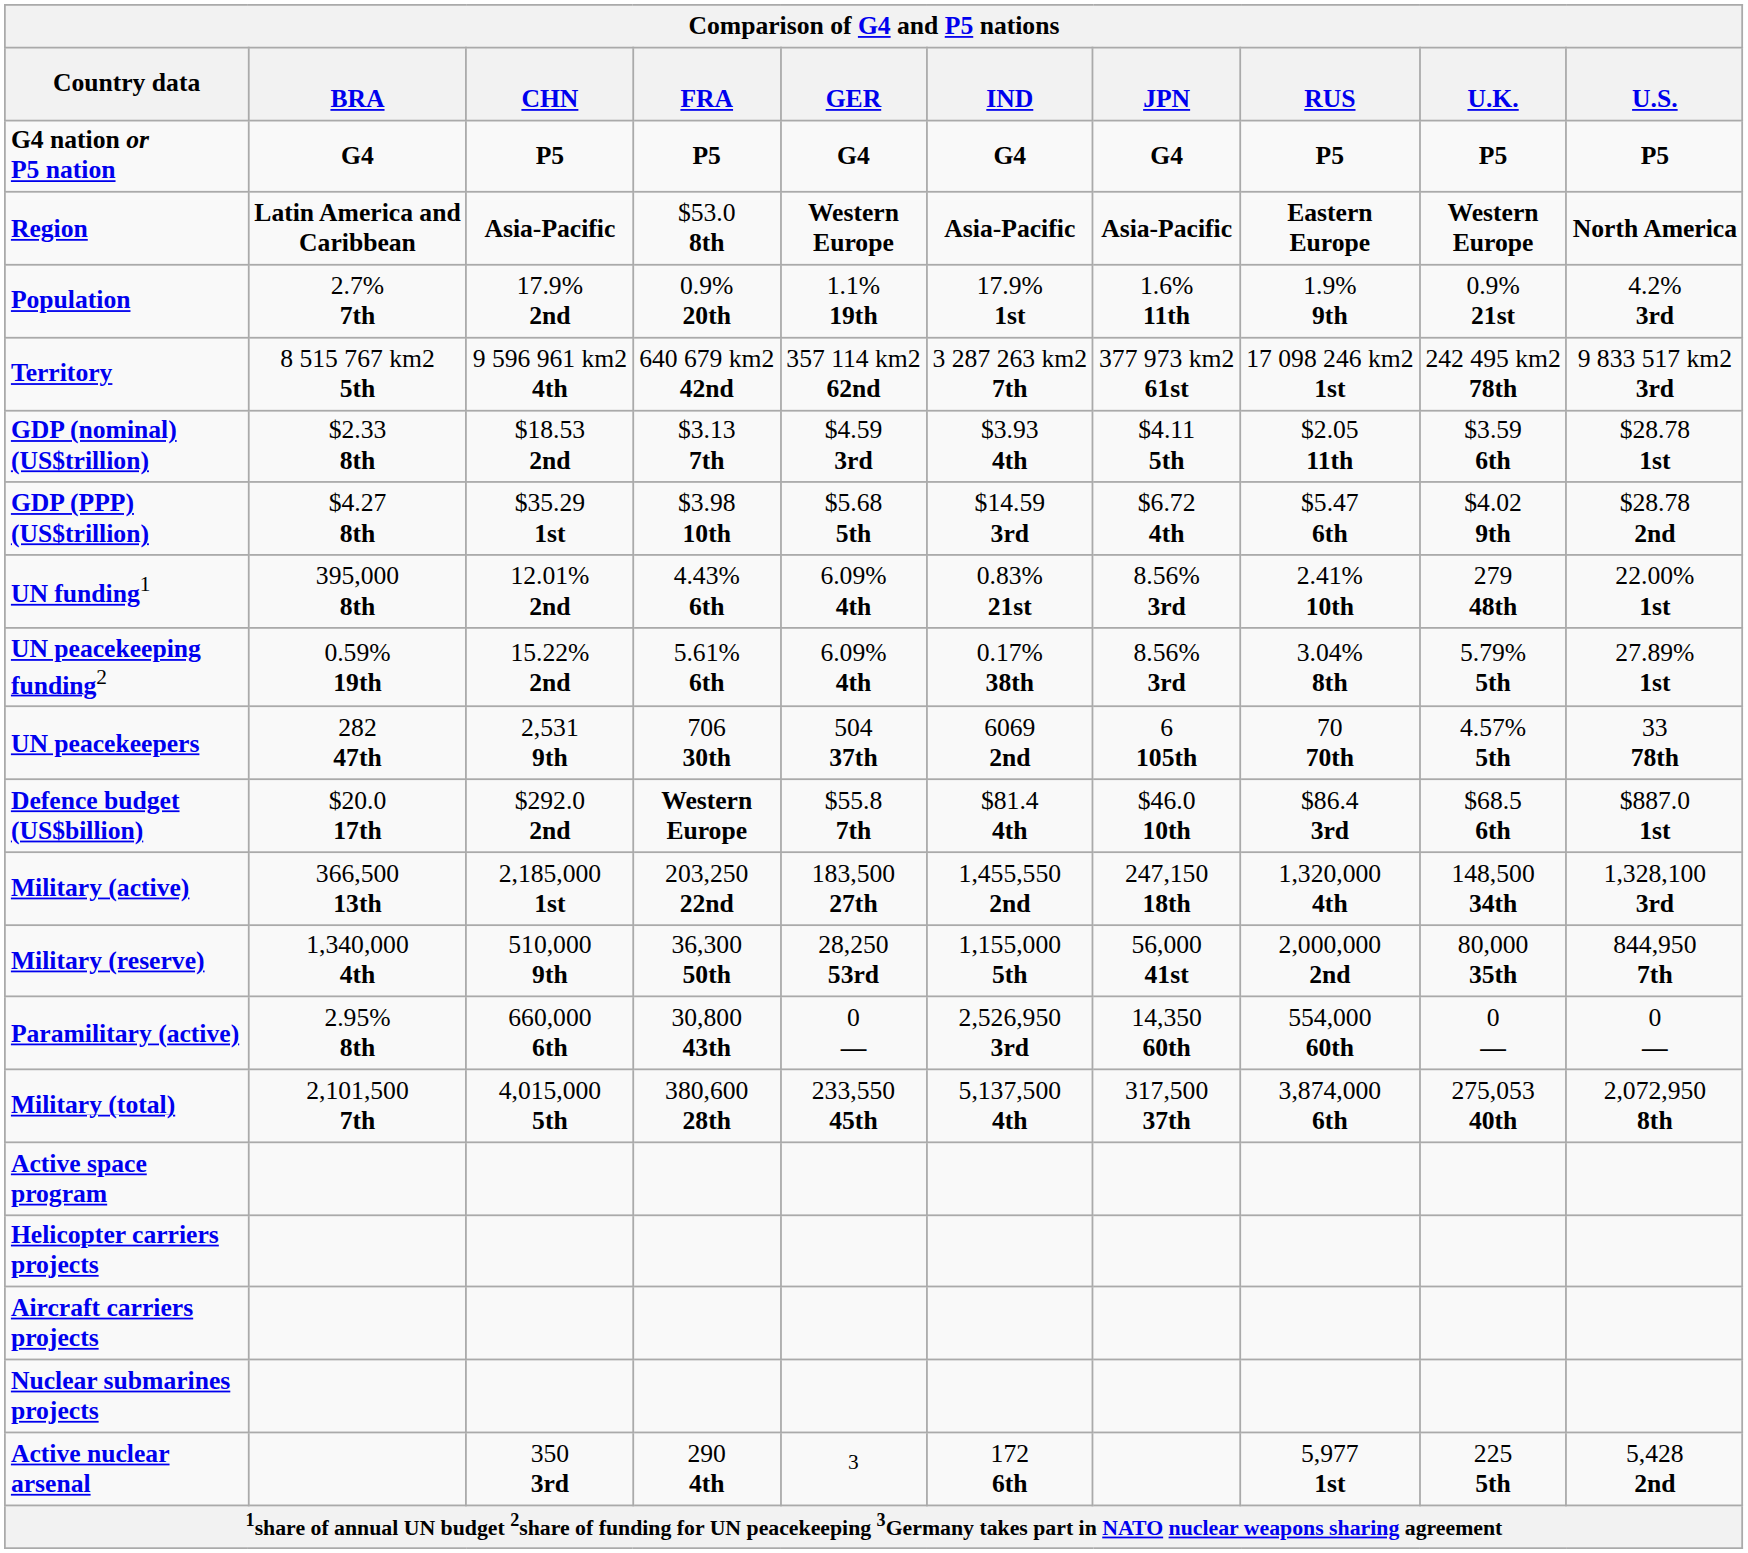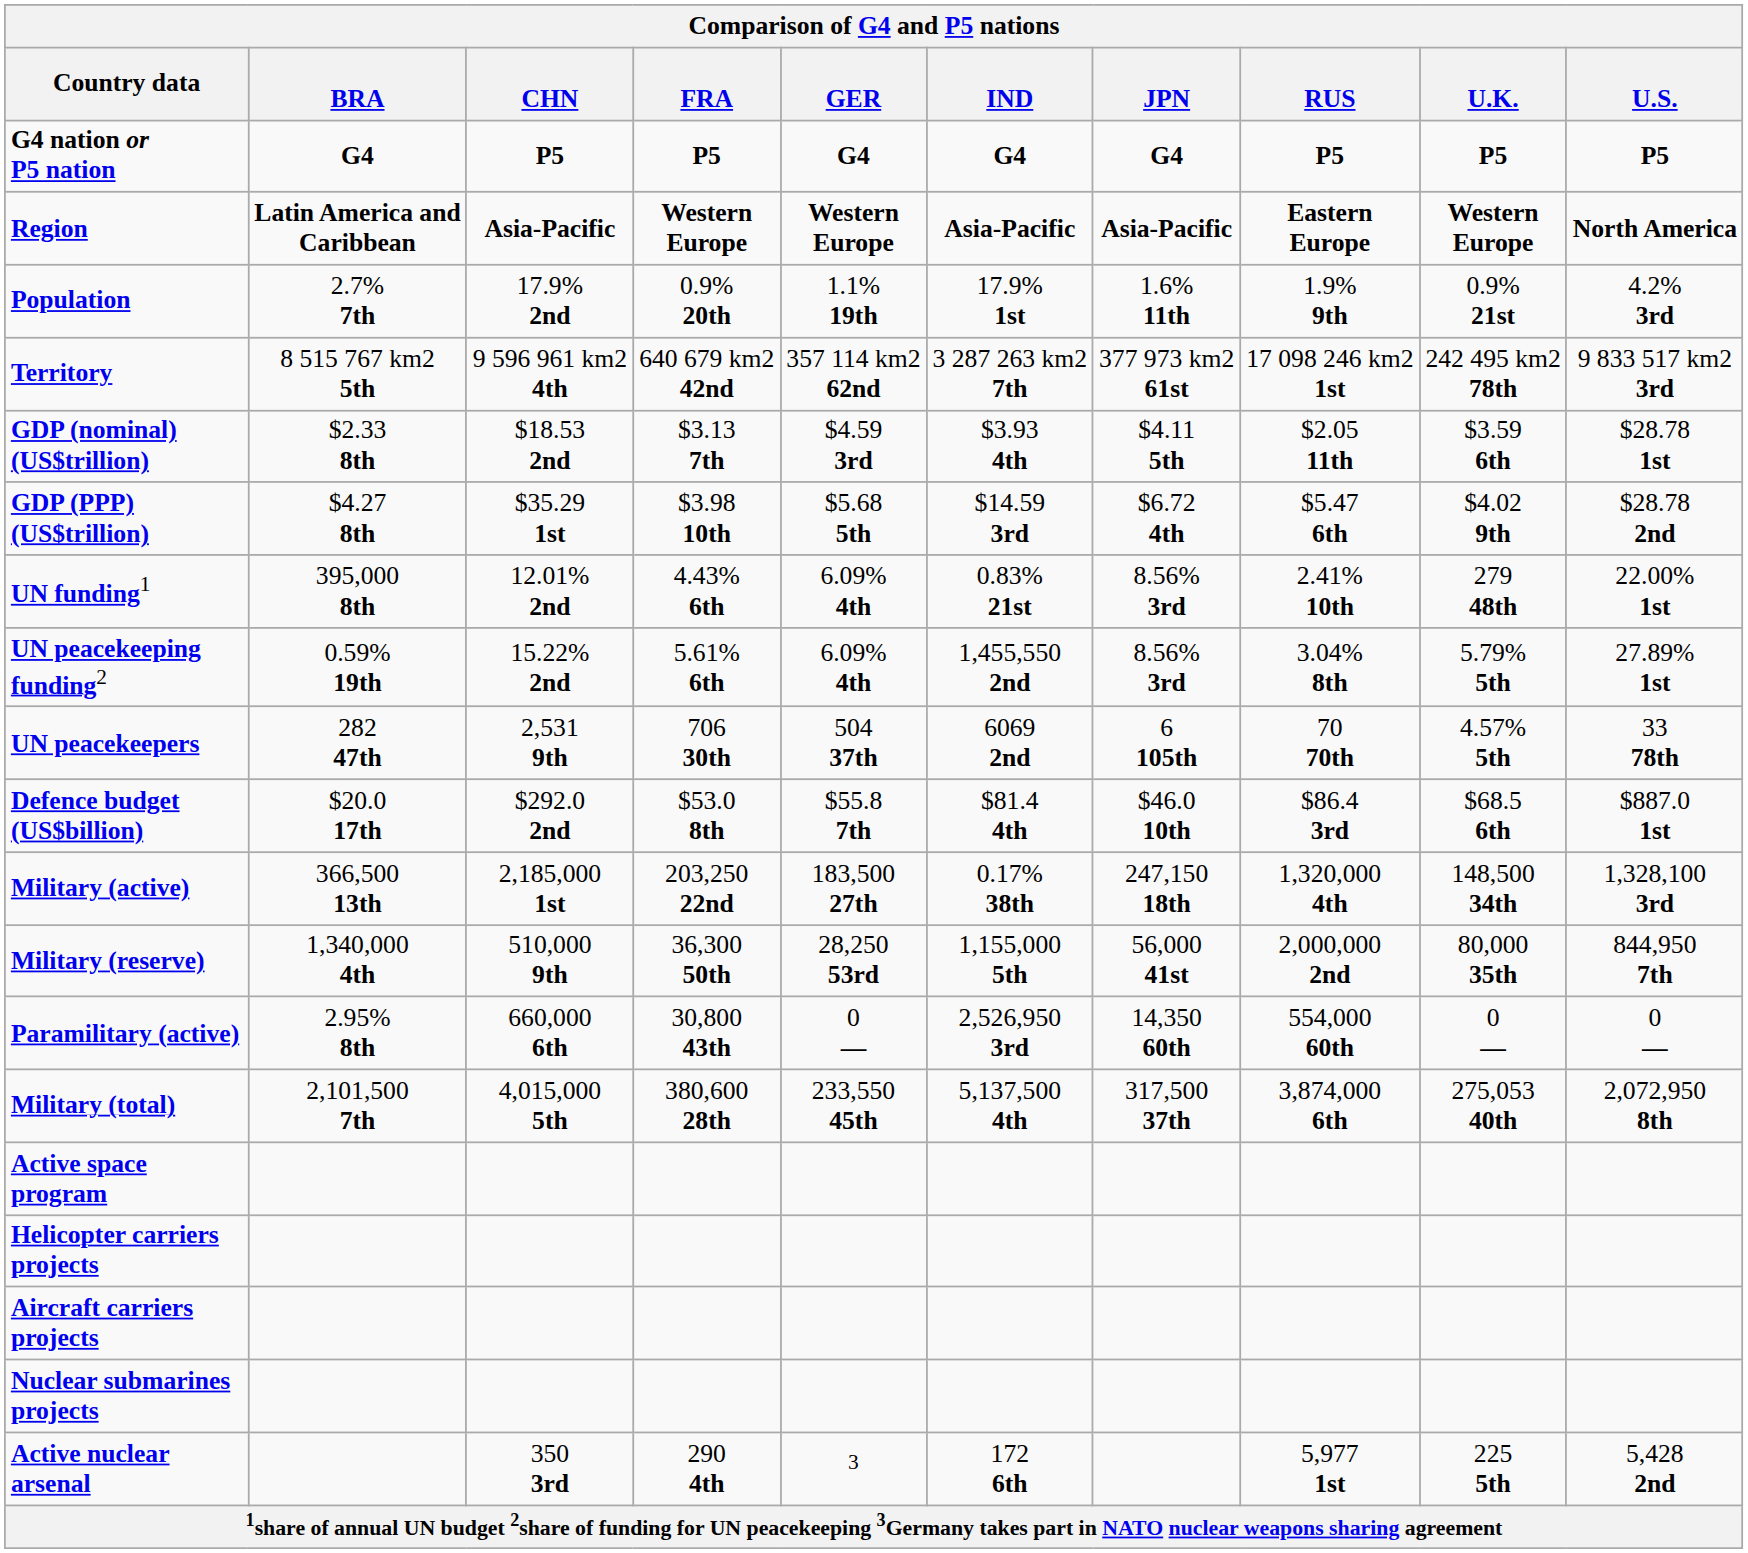(707, 228) $53.0 8th -> (707, 228) Western Europe
(1010, 667) 0.17% 38th -> (1010, 667) 1,455,550 2nd
(707, 815) Western Europe -> (707, 815) $53.0 8th
(1010, 888) 1,455,550 2nd -> (1010, 888) 0.17% 38th
